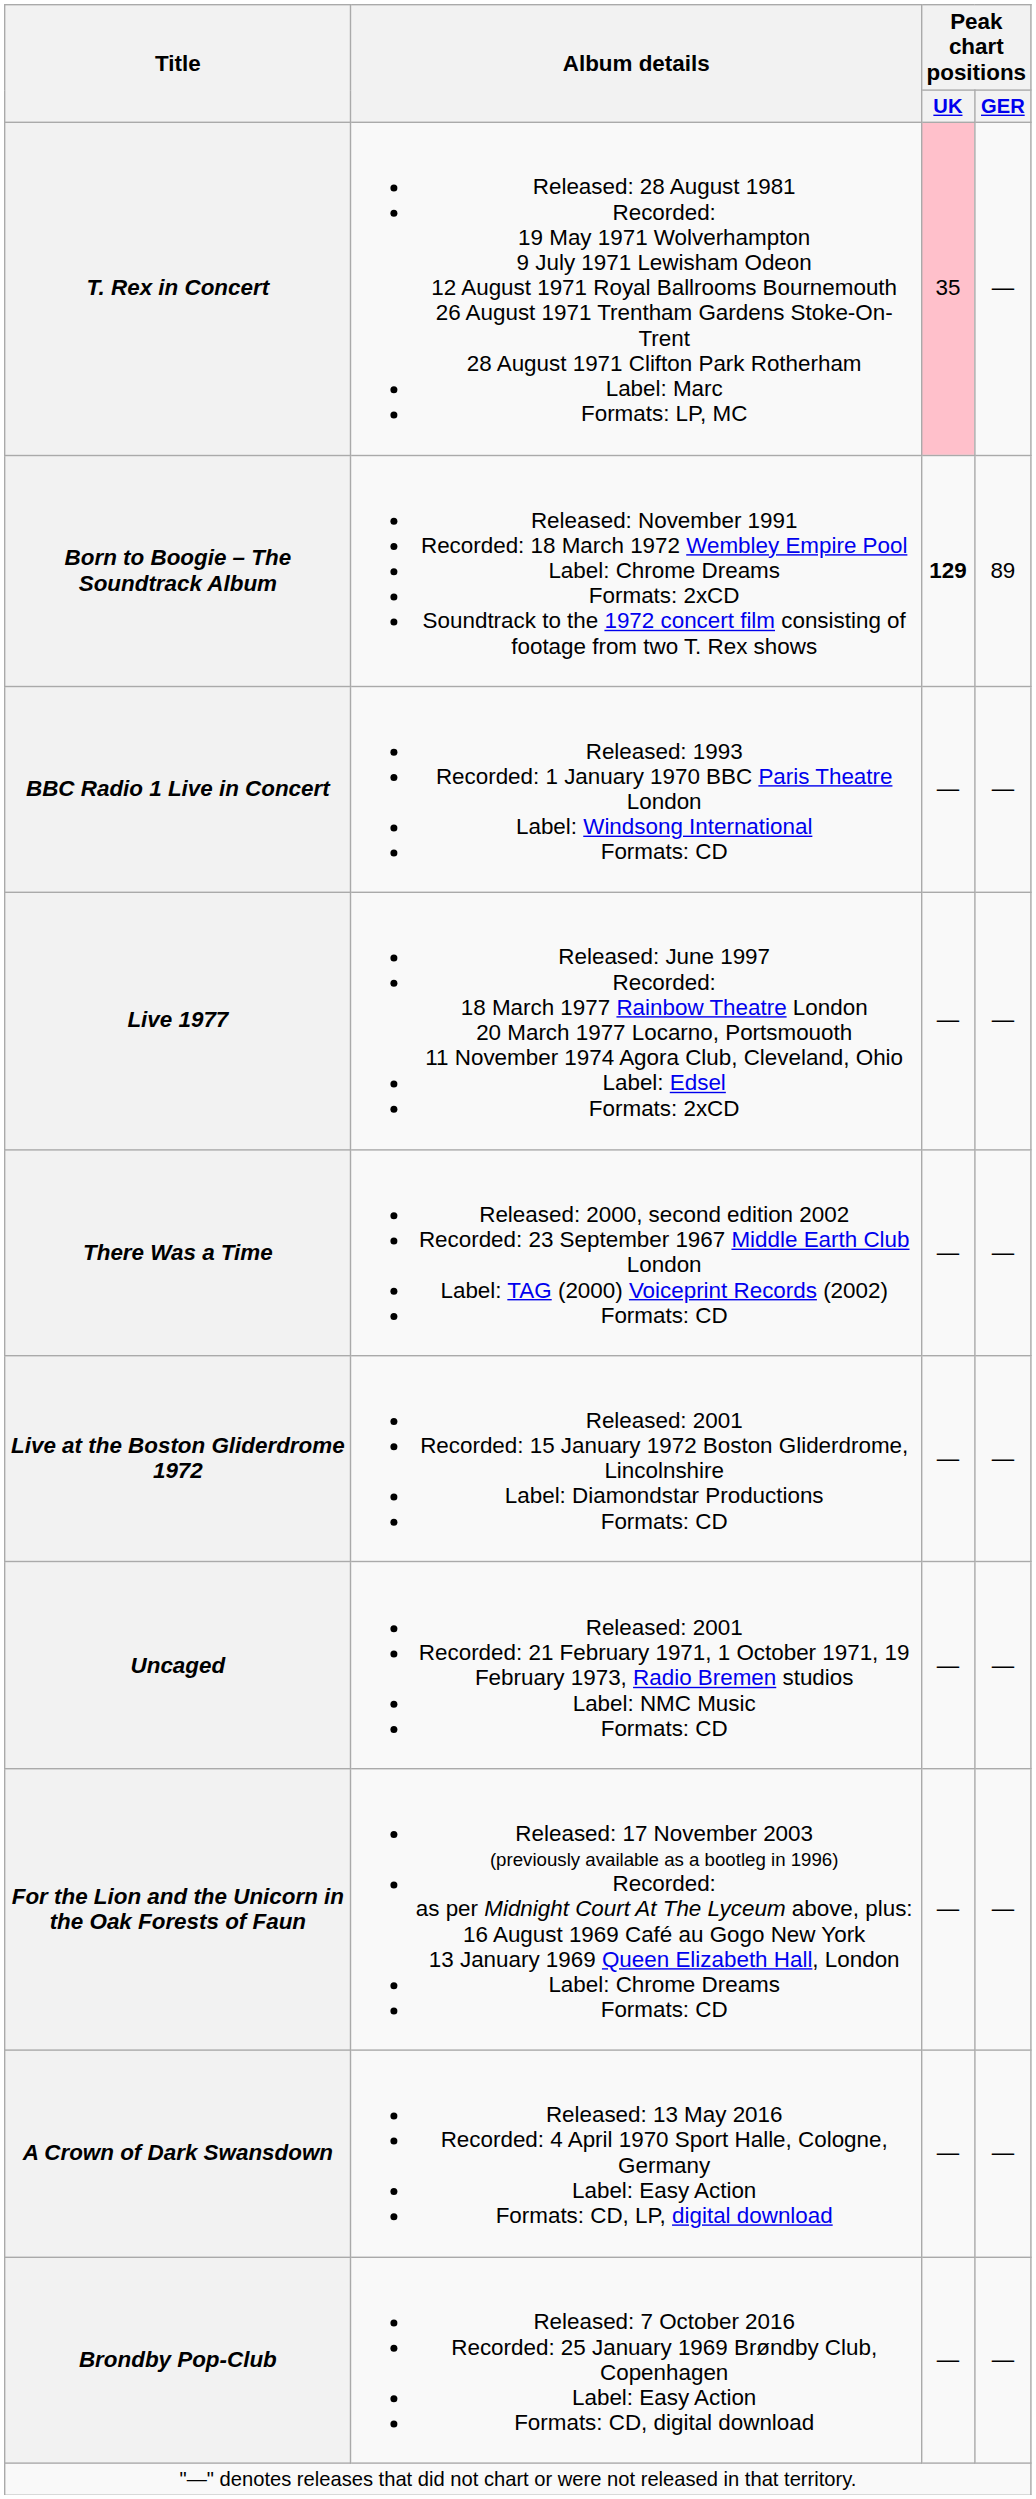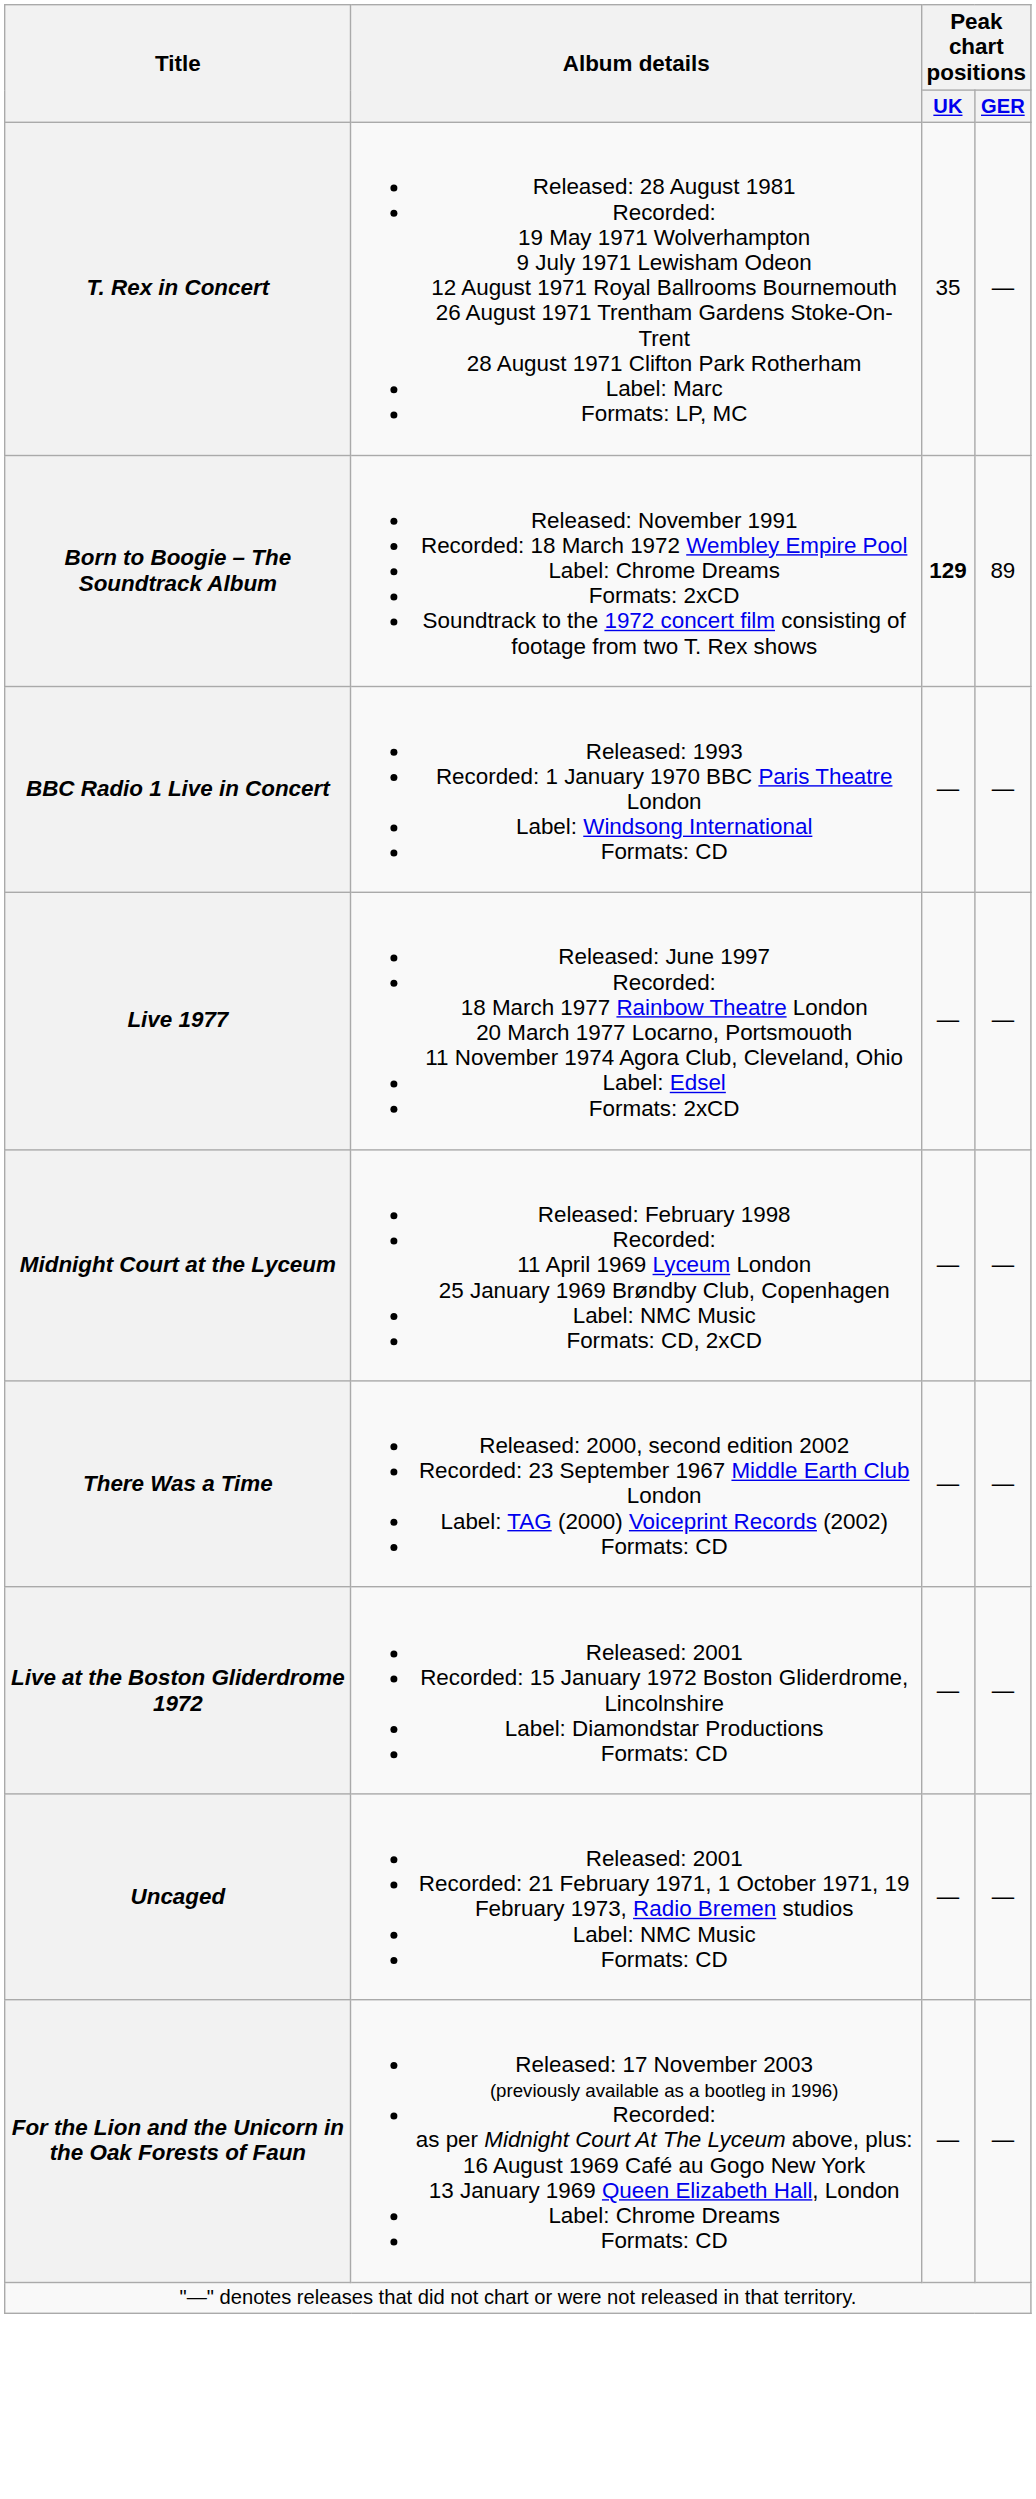(948, 288) pink background -> (948, 288) no background
+ row: (178, 1264)
- row: (178, 2153)
- row: (178, 2359)
